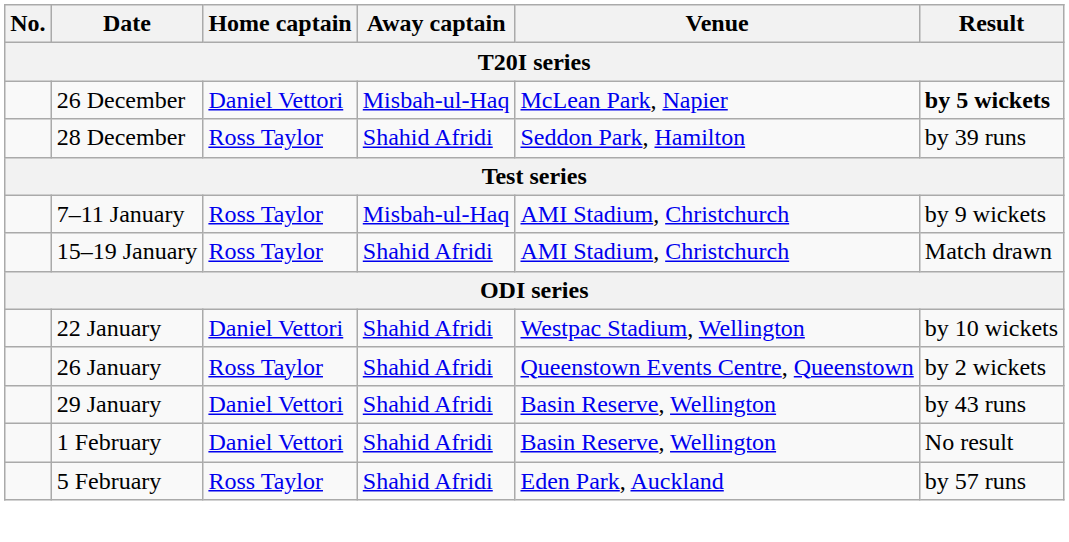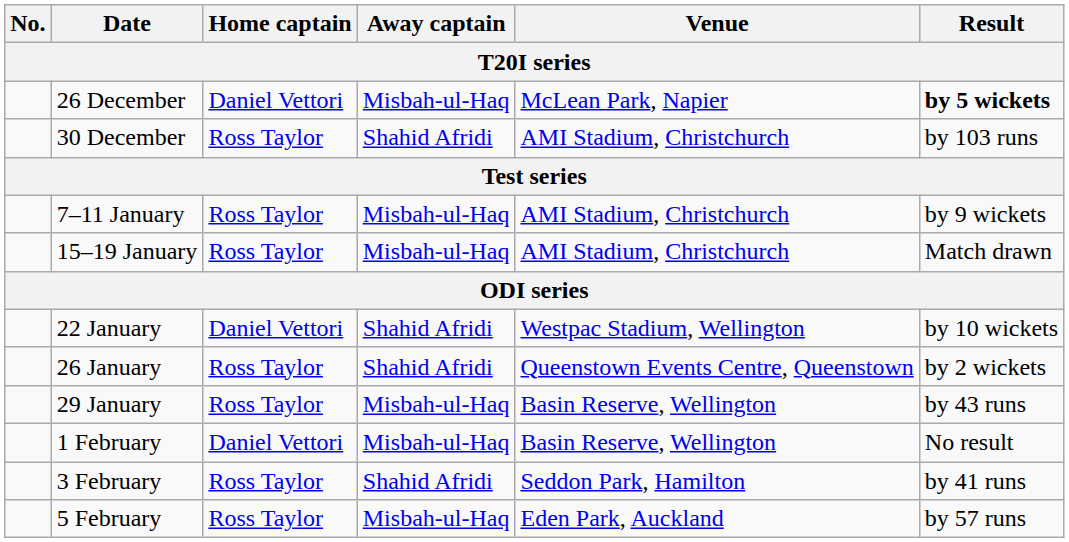- row: (121, 137)
+ row: (121, 137)
(428, 251) Shahid Afridi -> (436, 251) Misbah-ul-Haq
(276, 404) Daniel Vettori -> (266, 404) Ross Taylor
(428, 404) Shahid Afridi -> (436, 404) Misbah-ul-Haq
(428, 442) Shahid Afridi -> (436, 442) Misbah-ul-Haq
+ row: (109, 480)
(428, 480) Shahid Afridi -> (436, 518) Misbah-ul-Haq
